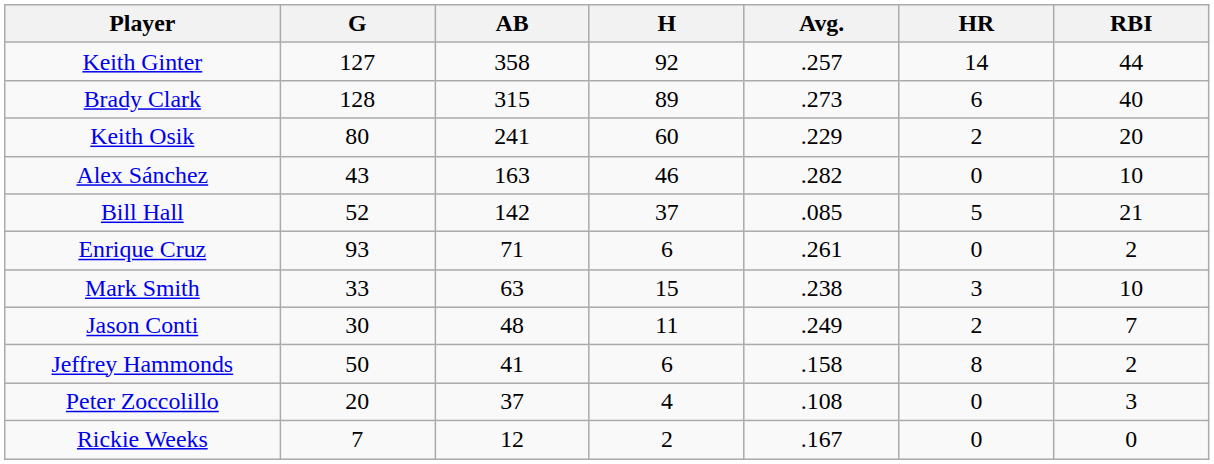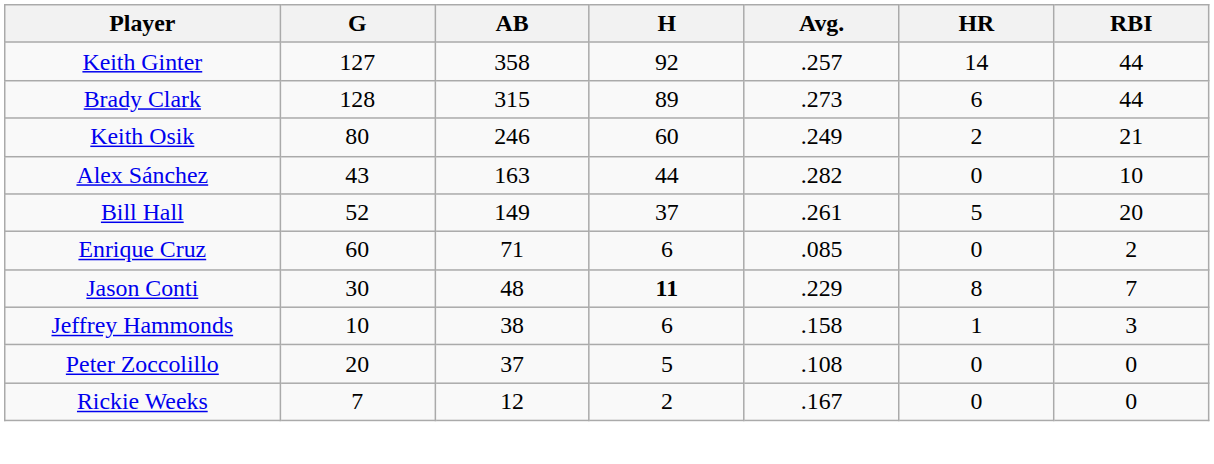(1131, 99) 40 -> (1131, 99) 44
(512, 136) 241 -> (512, 136) 246
(822, 136) .229 -> (822, 136) .249
(1131, 136) 20 -> (1131, 136) 21
(667, 174) 46 -> (667, 174) 44
(512, 212) 142 -> (512, 212) 149
(822, 212) .085 -> (822, 212) .261
(1131, 212) 21 -> (1131, 212) 20
(357, 250) 93 -> (357, 250) 60
(822, 250) .261 -> (822, 250) .085
- row: (142, 288)
(667, 325) normal -> (667, 288) bold
(822, 325) .249 -> (822, 288) .229
(976, 325) 2 -> (976, 288) 8
(357, 363) 50 -> (357, 325) 10
(512, 363) 41 -> (512, 325) 38
(976, 363) 8 -> (976, 325) 1
(1131, 363) 2 -> (1131, 325) 3
(667, 401) 4 -> (667, 363) 5
(1131, 401) 3 -> (1131, 363) 0
